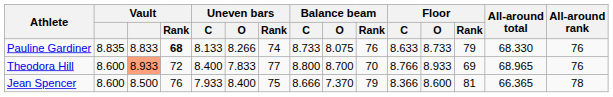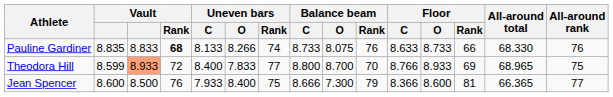(470, 48) 79 -> (470, 48) 66
(111, 66) 8.600 -> (111, 66) 8.599
(577, 66) 76 -> (577, 66) 75
(340, 84) 7.370 -> (340, 84) 7.300
(577, 84) 78 -> (577, 84) 77
